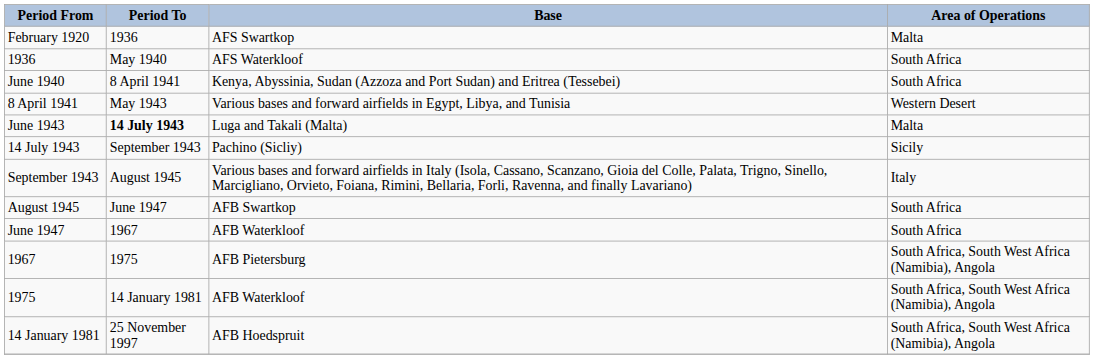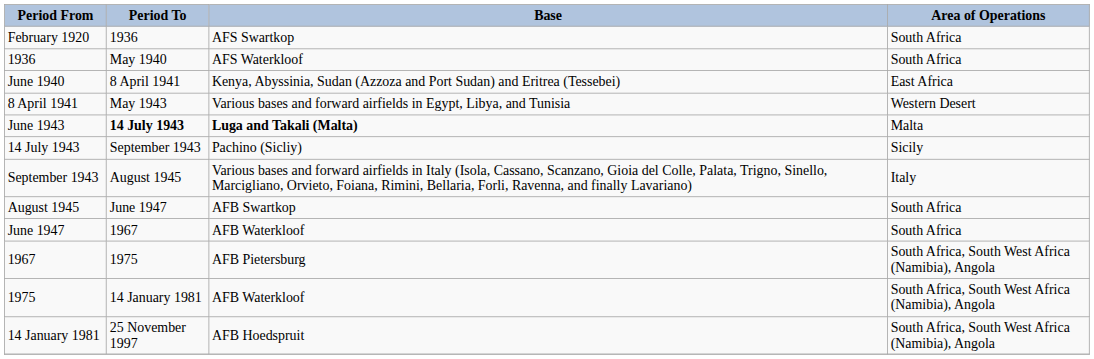(907, 37) Malta -> (926, 37) South Africa
(926, 81) South Africa -> (922, 81) East Africa
(279, 125) normal -> (285, 125) bold
